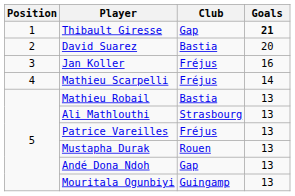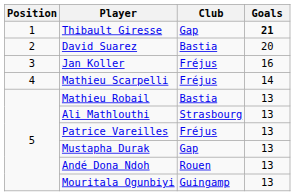(195, 148) Rouen -> (189, 148) Gap
(189, 165) Gap -> (195, 165) Rouen
